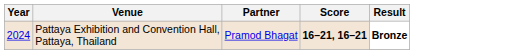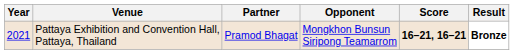+ column: (350, 13)
(19, 36) 2024 -> (19, 36) 2021
